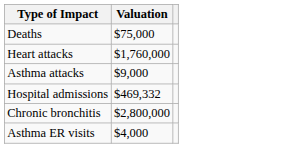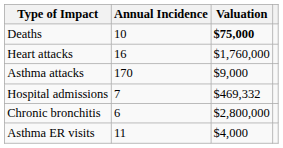+ column: (161, 14)
(134, 34) normal -> (234, 34) bold
